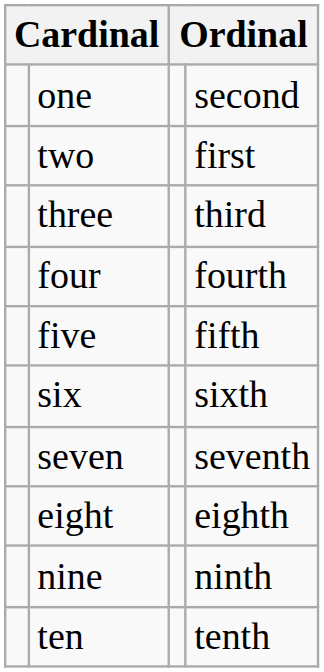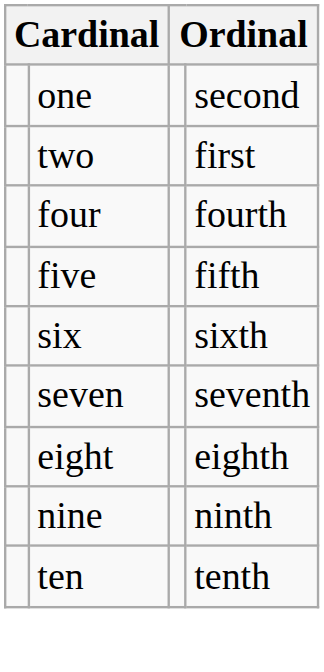- row: (75, 214)
